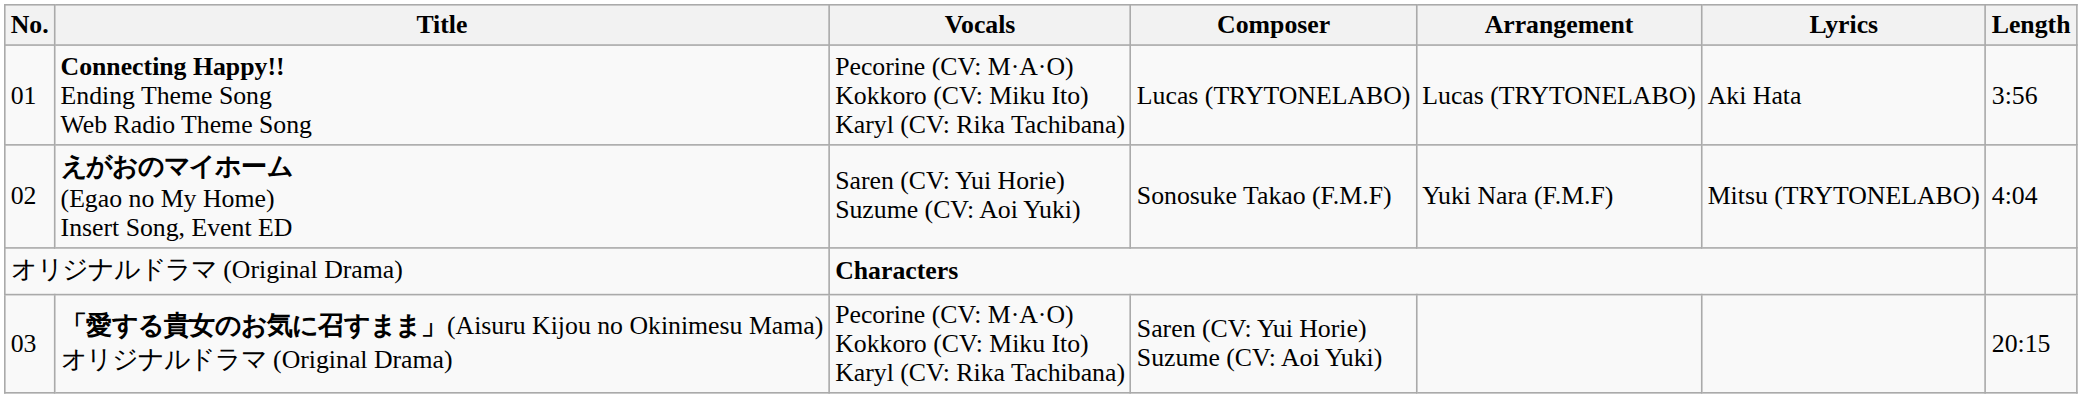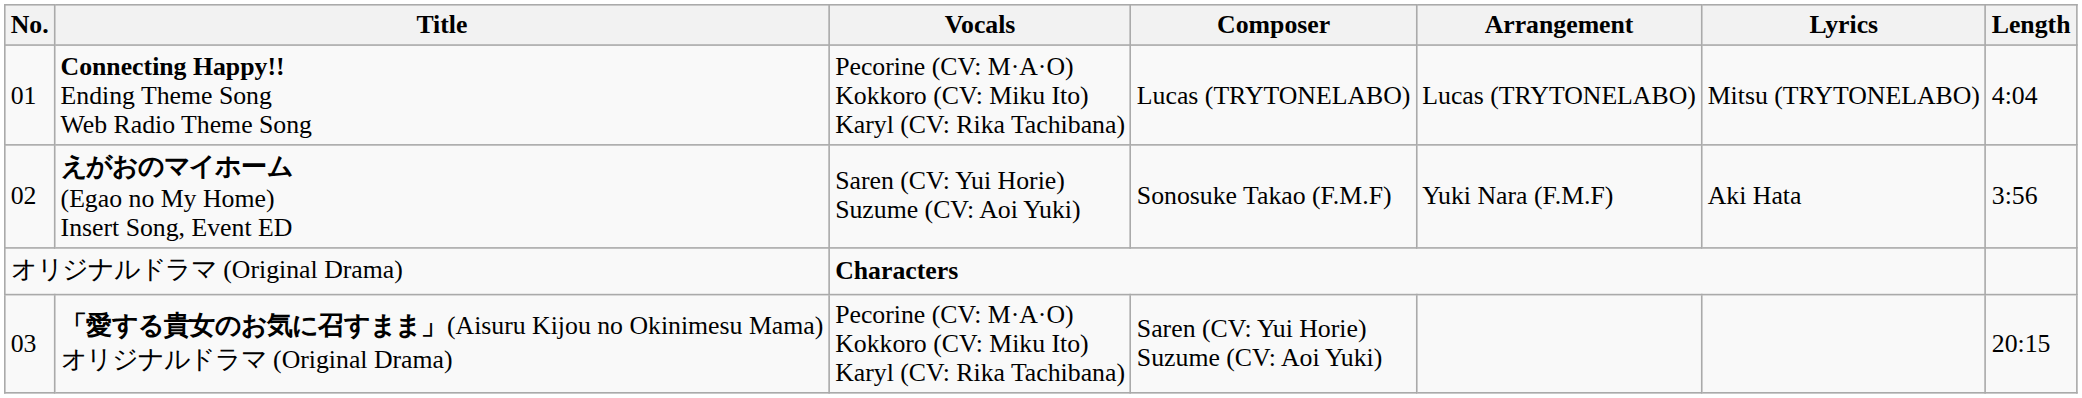(1755, 94) Aki Hata -> (1844, 94) Mitsu (TRYTONELABO)
(2015, 94) 3:56 -> (2015, 94) 4:04
(1844, 195) Mitsu (TRYTONELABO) -> (1755, 195) Aki Hata
(2015, 195) 4:04 -> (2015, 195) 3:56
